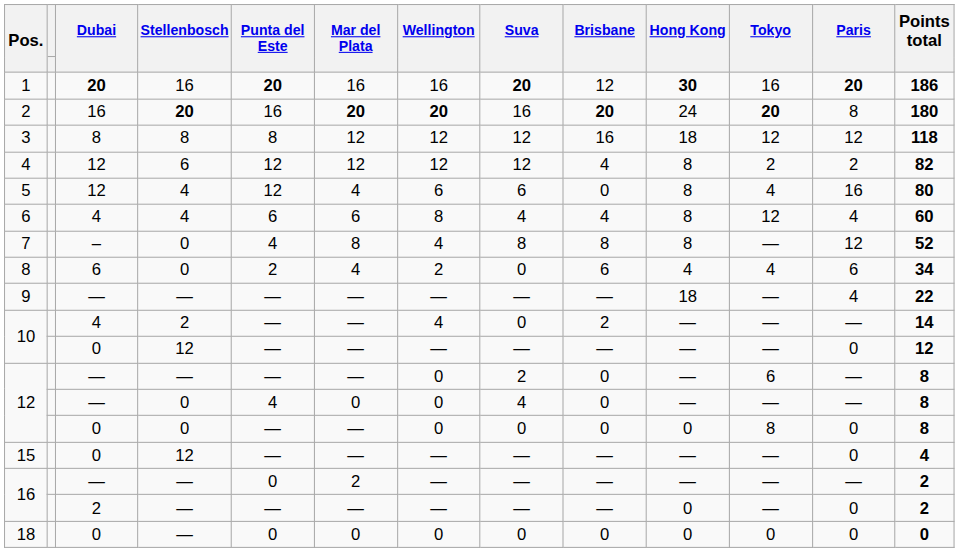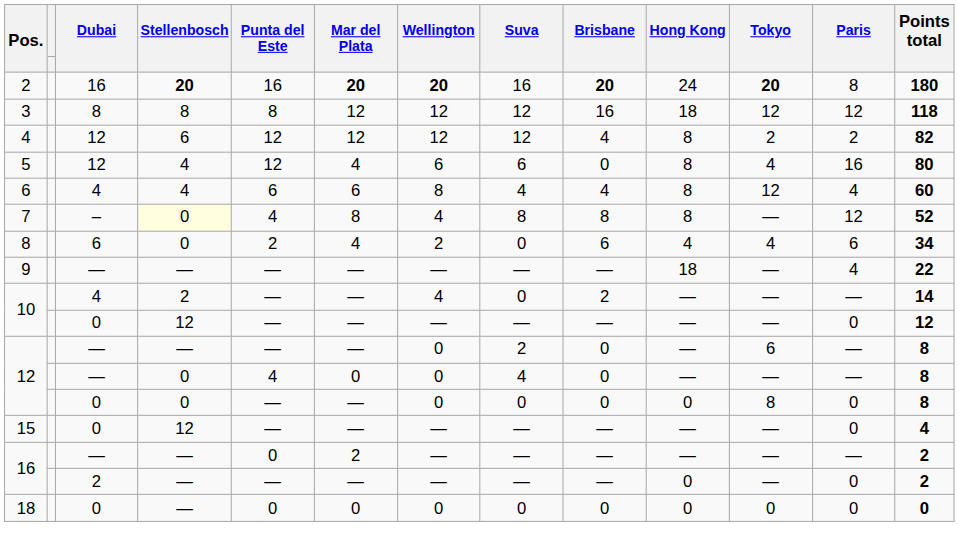- row: (26, 85)
(185, 244) no background -> (185, 217) lightyellow background
